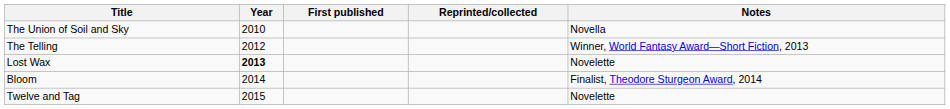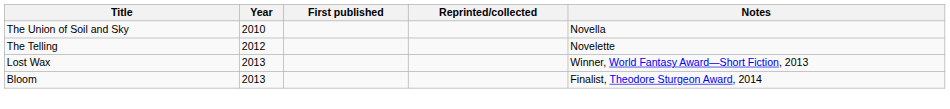(689, 46) Winner, World Fantasy Award—Short Fiction, 2013 -> (593, 46) Novelette
(254, 63) bold -> (254, 63) normal
(593, 63) Novelette -> (689, 63) Winner, World Fantasy Award—Short Fiction, 2013
(254, 79) 2014 -> (254, 79) 2013
- row: (43, 96)
